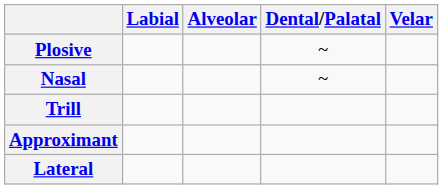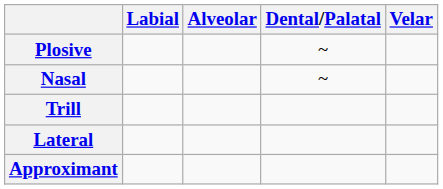rows swapped: (63, 169) <-> (63, 139)
